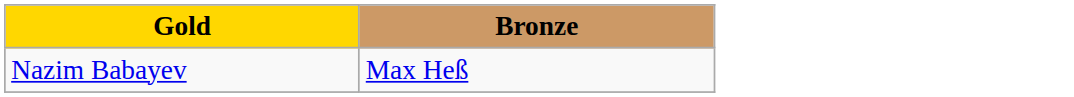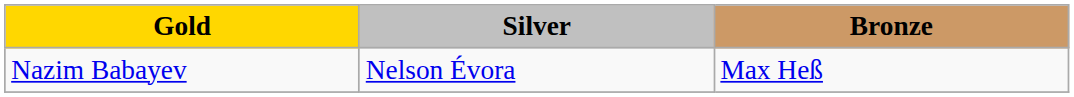+ column: (537, 26)
